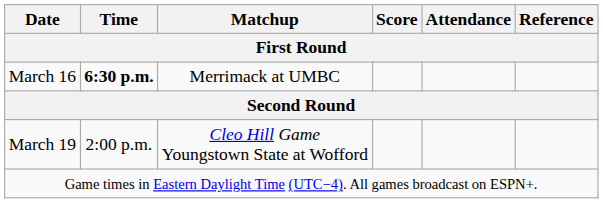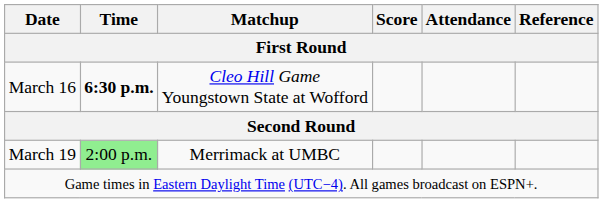(265, 76) Merrimack at UMBC -> (265, 87) Cleo Hill Game Youngstown State at Wofford
(119, 144) no background -> (119, 155) lightgreen background
(265, 144) Cleo Hill Game Youngstown State at Wofford -> (265, 155) Merrimack at UMBC
